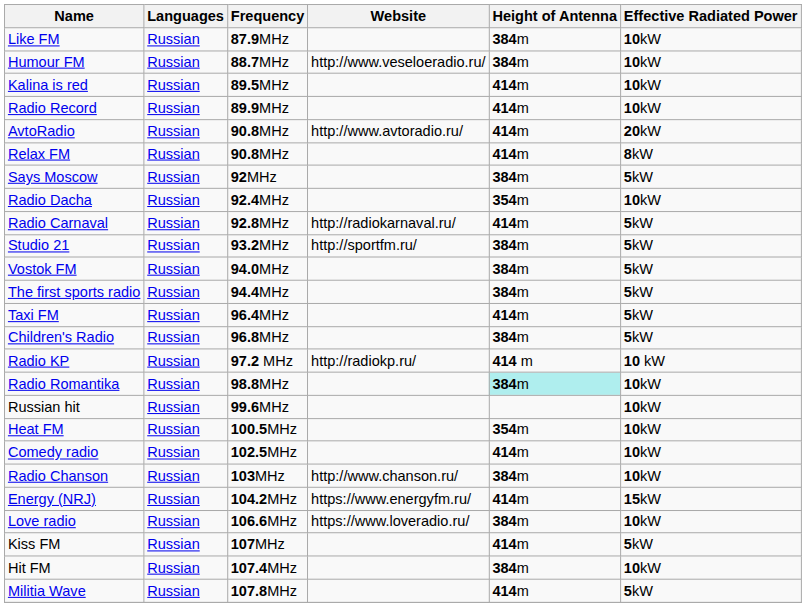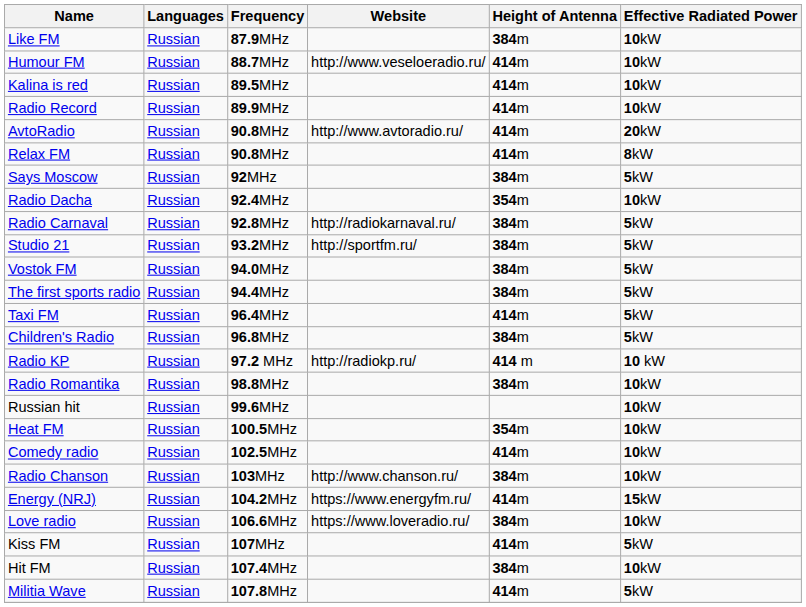(511, 62) 384m -> (511, 62) 414m
(511, 223) 414m -> (511, 223) 384m
(511, 384) paleturquoise background -> (511, 384) no background
